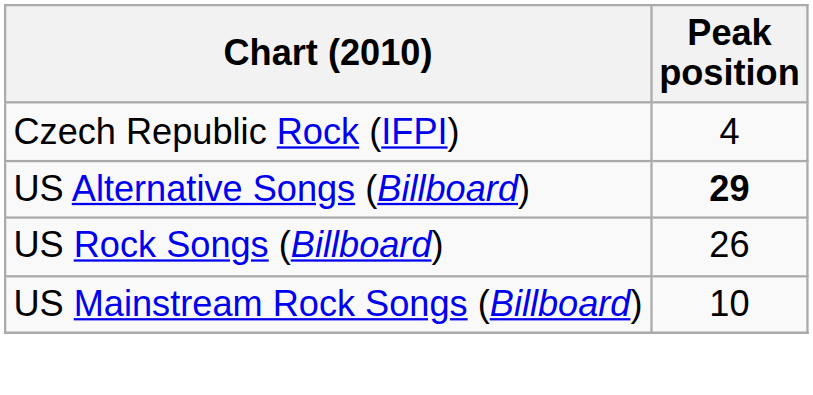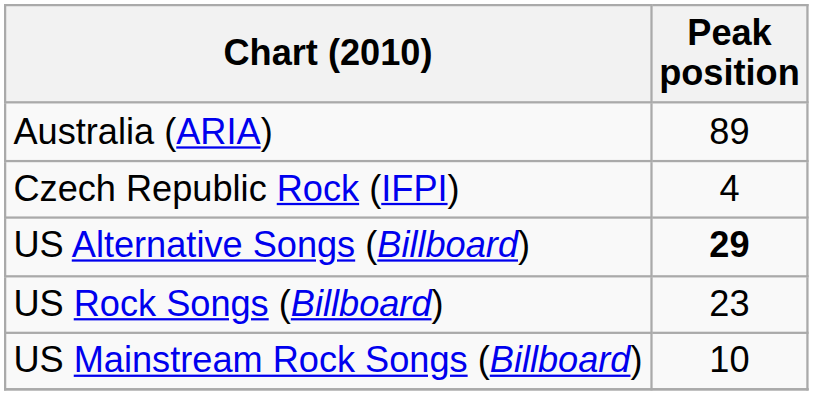+ row: (143, 131)
(729, 245) 26 -> (729, 303) 23
